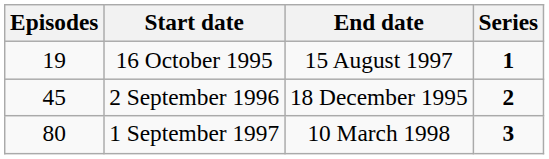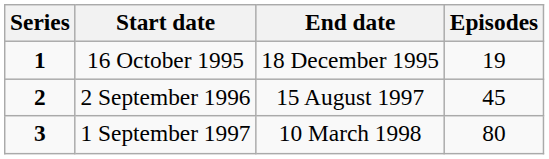columns swapped: (508, 23) <-> (54, 23)
(379, 60) 15 August 1997 -> (350, 60) 18 December 1995
(379, 97) 18 December 1995 -> (350, 97) 15 August 1997
